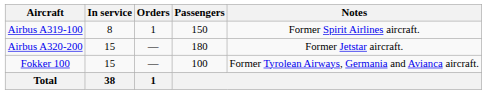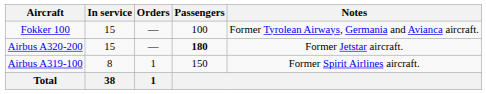rows swapped: (45, 30) <-> (45, 64)
(200, 47) normal -> (200, 47) bold
